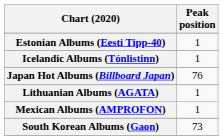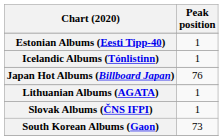- row: (90, 110)
+ row: (90, 110)
